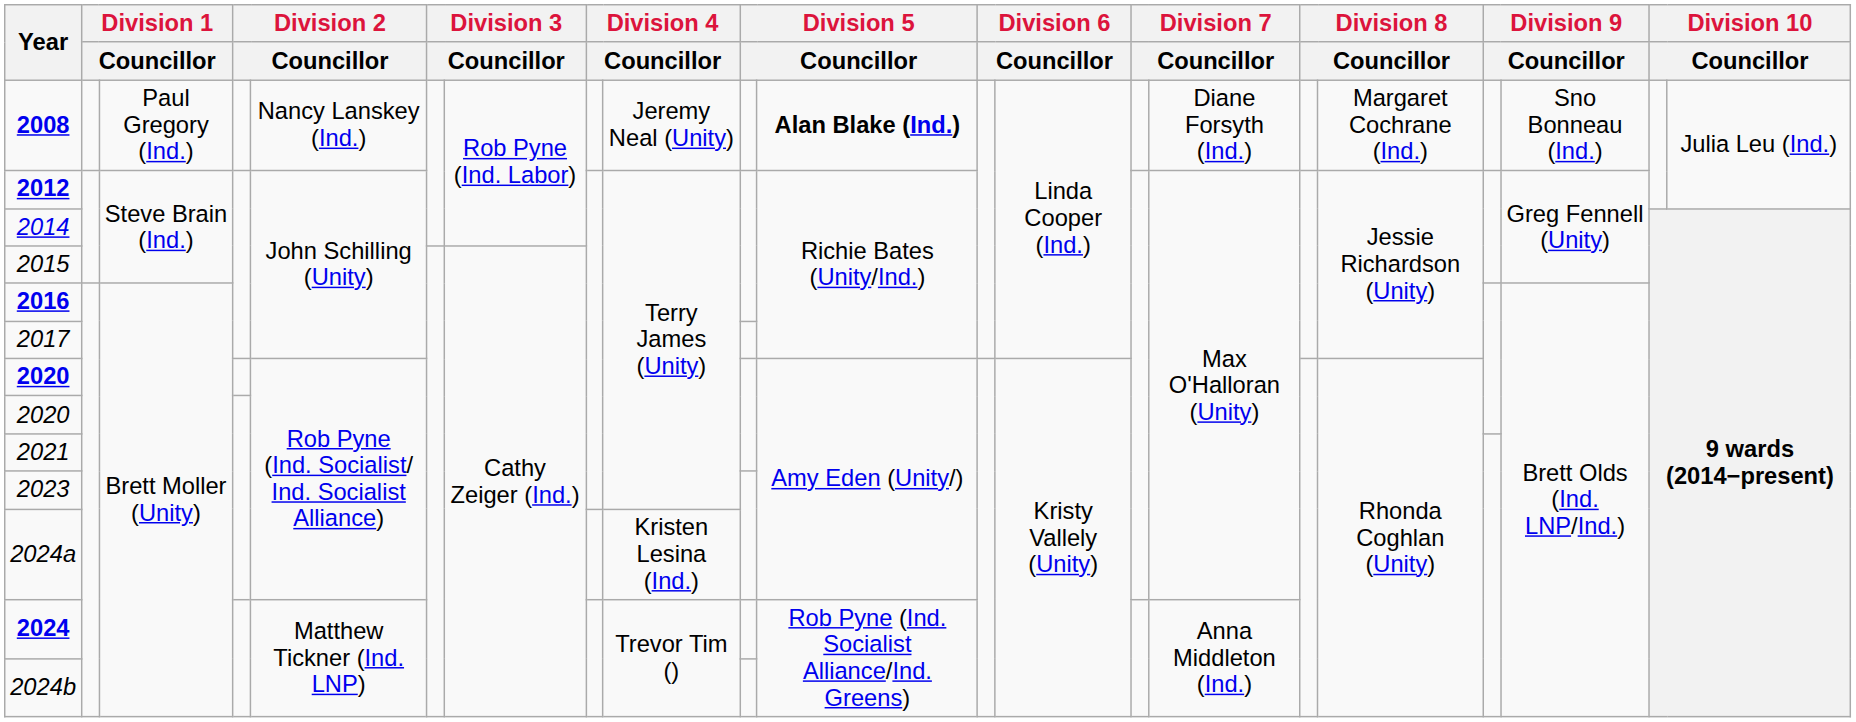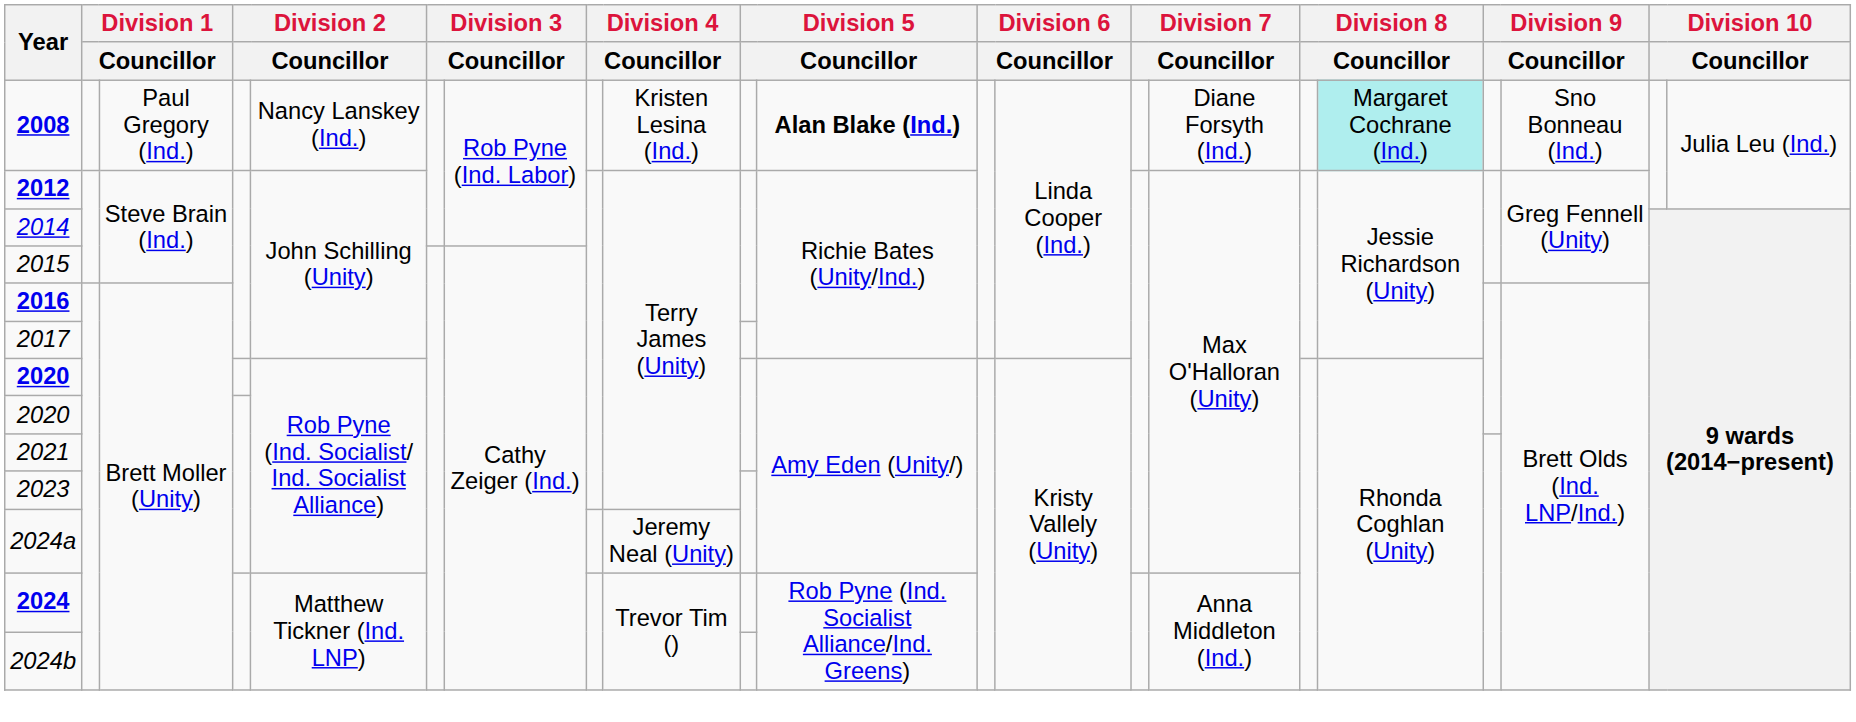(671, 125) Jeremy Neal (Unity) -> (671, 125) Kristen Lesina (Ind.)
(1400, 125) no background -> (1400, 125) paleturquoise background
(671, 553) Kristen Lesina (Ind.) -> (671, 540) Jeremy Neal (Unity)
